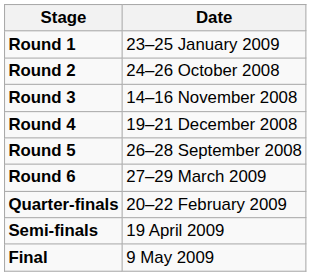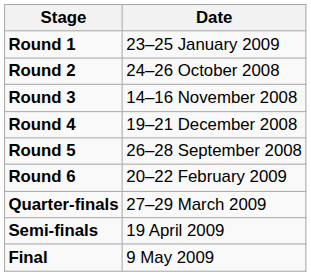(196, 177) 27–29 March 2009 -> (207, 177) 20–22 February 2009
(207, 204) 20–22 February 2009 -> (196, 204) 27–29 March 2009
